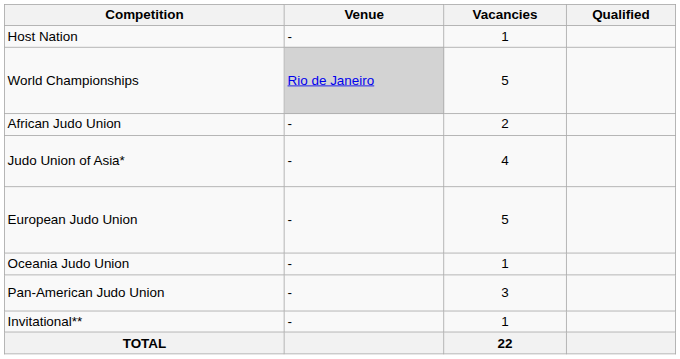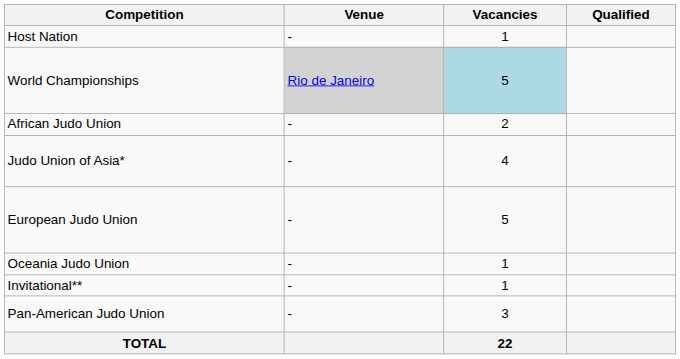(505, 80) no background -> (505, 80) lightblue background
rows swapped: (86, 292) <-> (45, 321)
